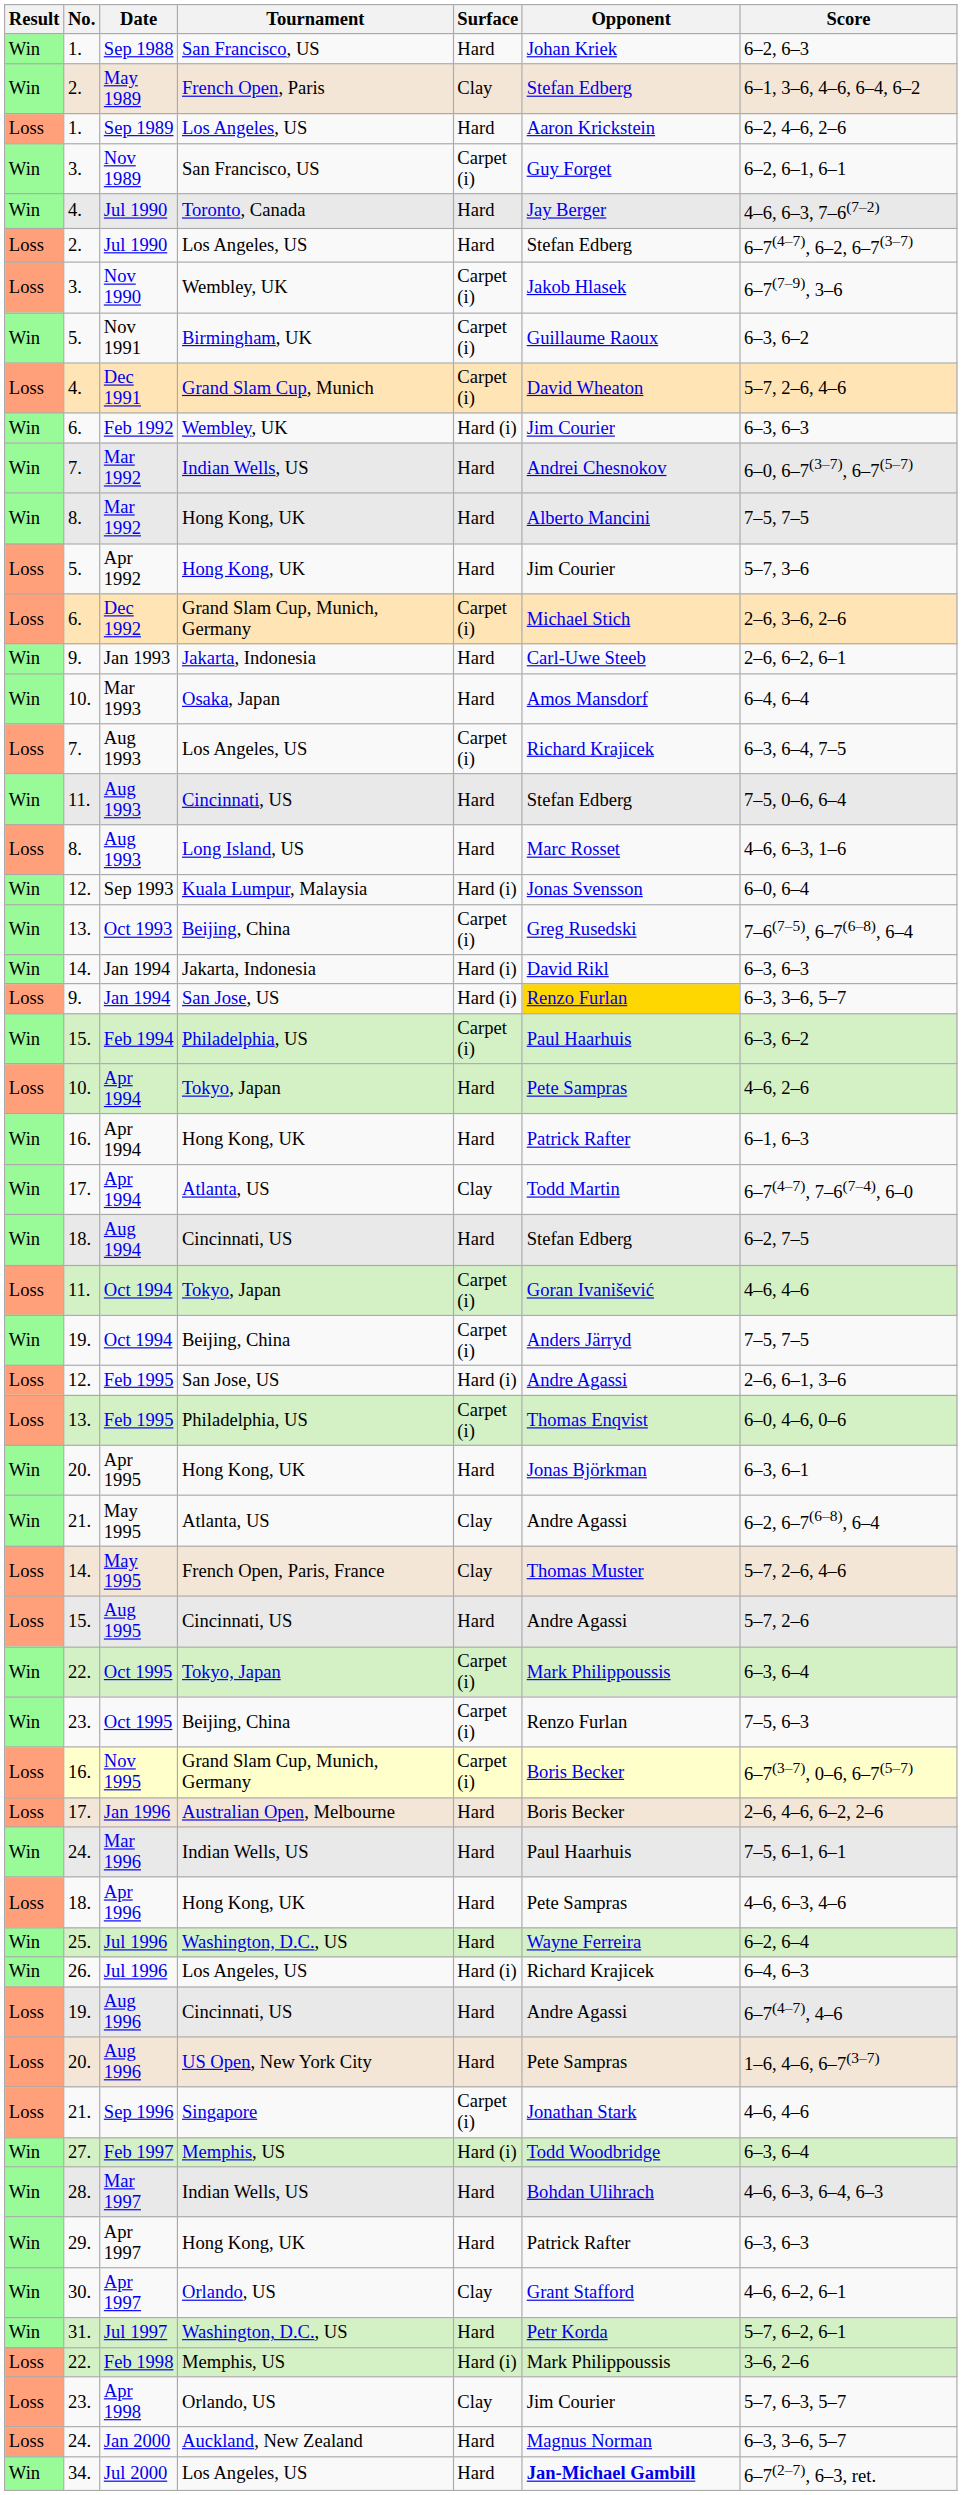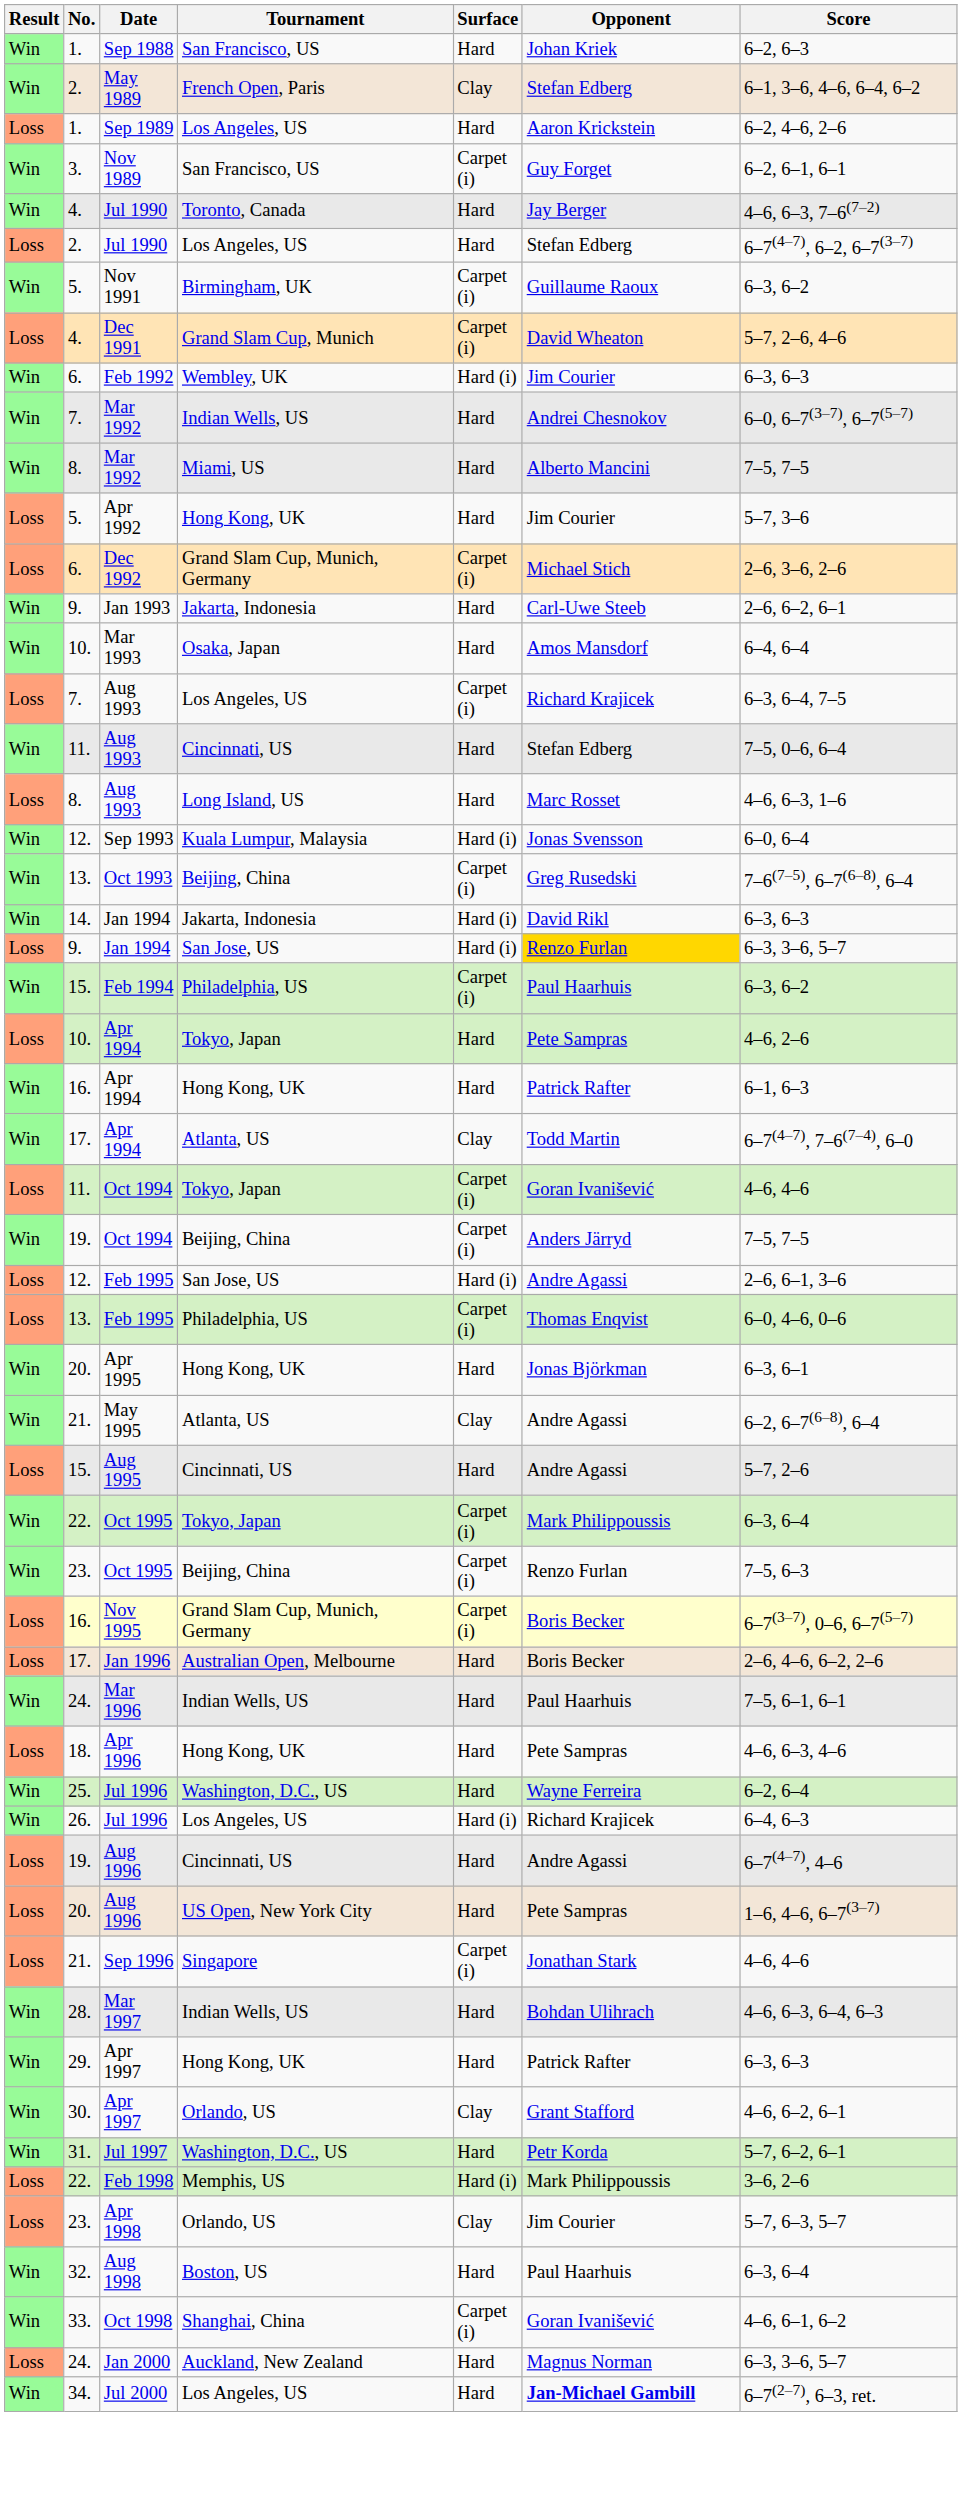- row: (75, 287)
(244, 518) Hong Kong, UK -> (223, 467) Miami, US
- row: (80, 1239)
- row: (80, 1571)
- row: (80, 2152)
+ row: (80, 2271)
+ row: (80, 2321)
